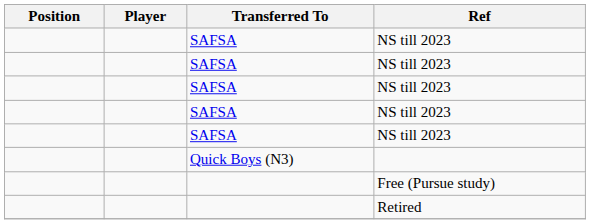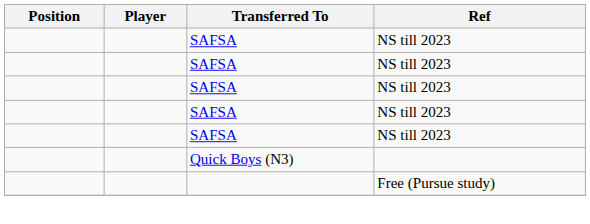- row: (280, 207)
